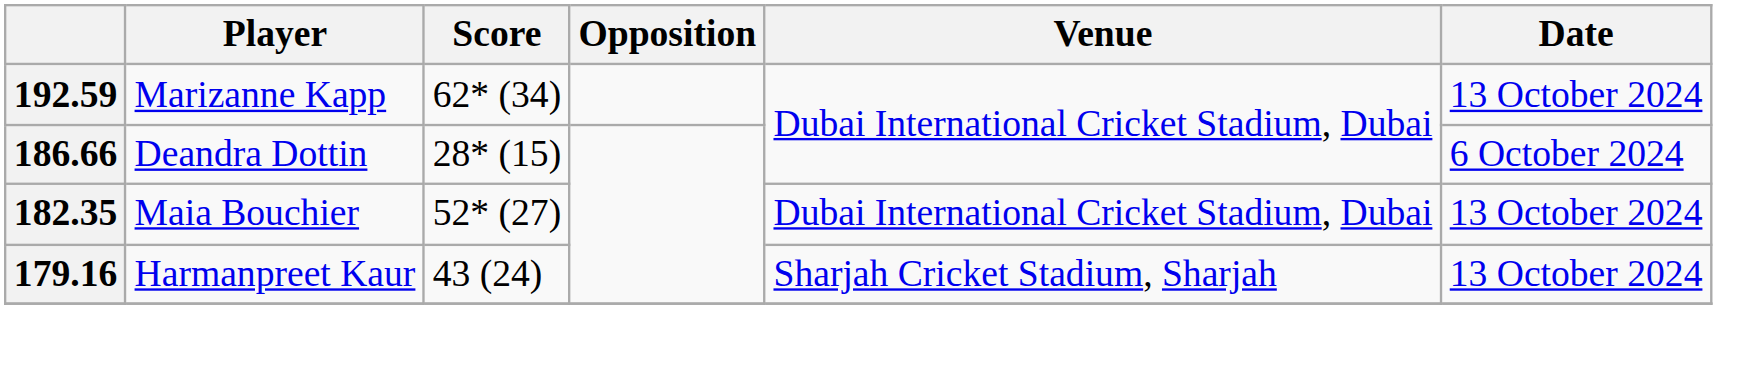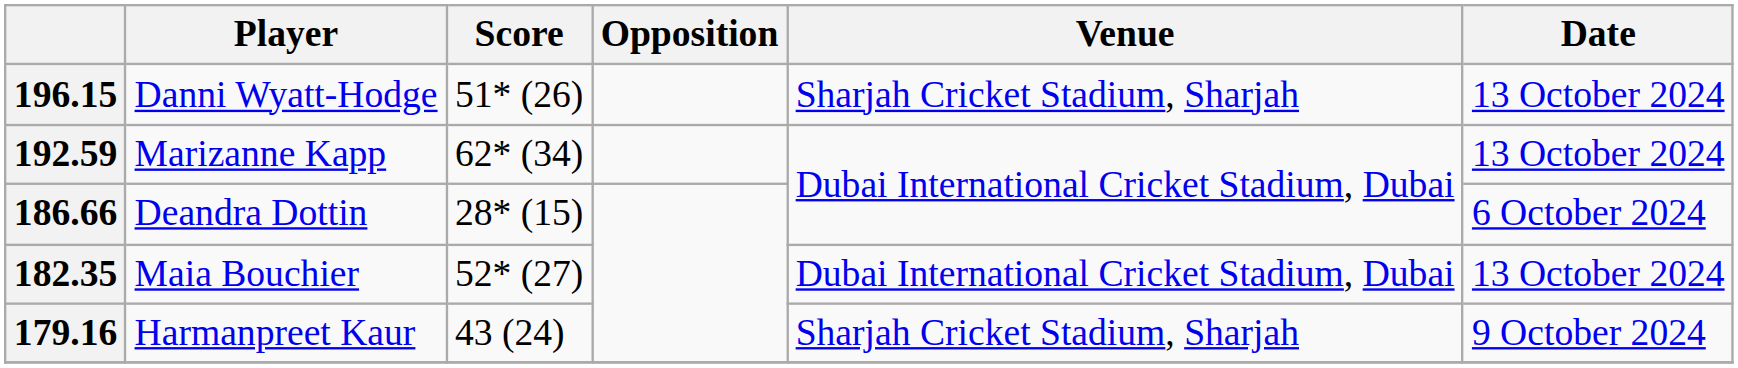+ row: (66, 93)
(1576, 272) 13 October 2024 -> (1589, 332) 9 October 2024
